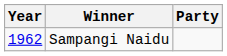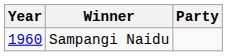(25, 40) 1962 -> (25, 40) 1960
